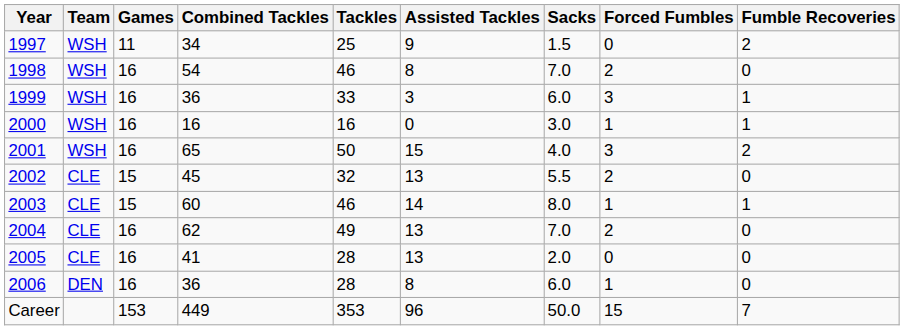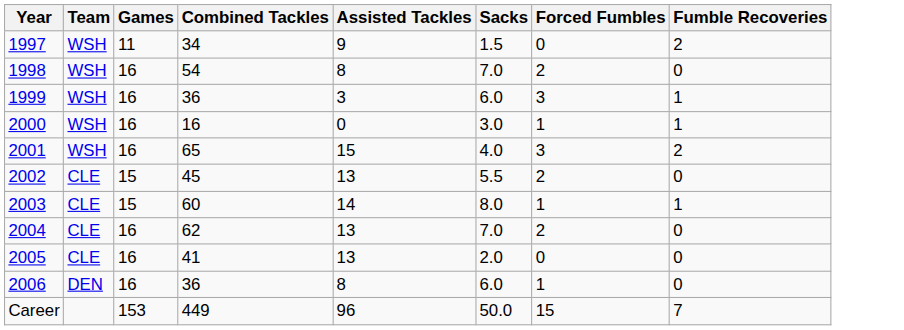- column: (367, 17)
